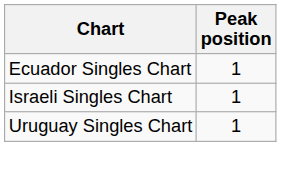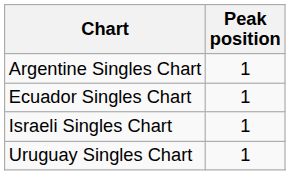+ row: (105, 68)
